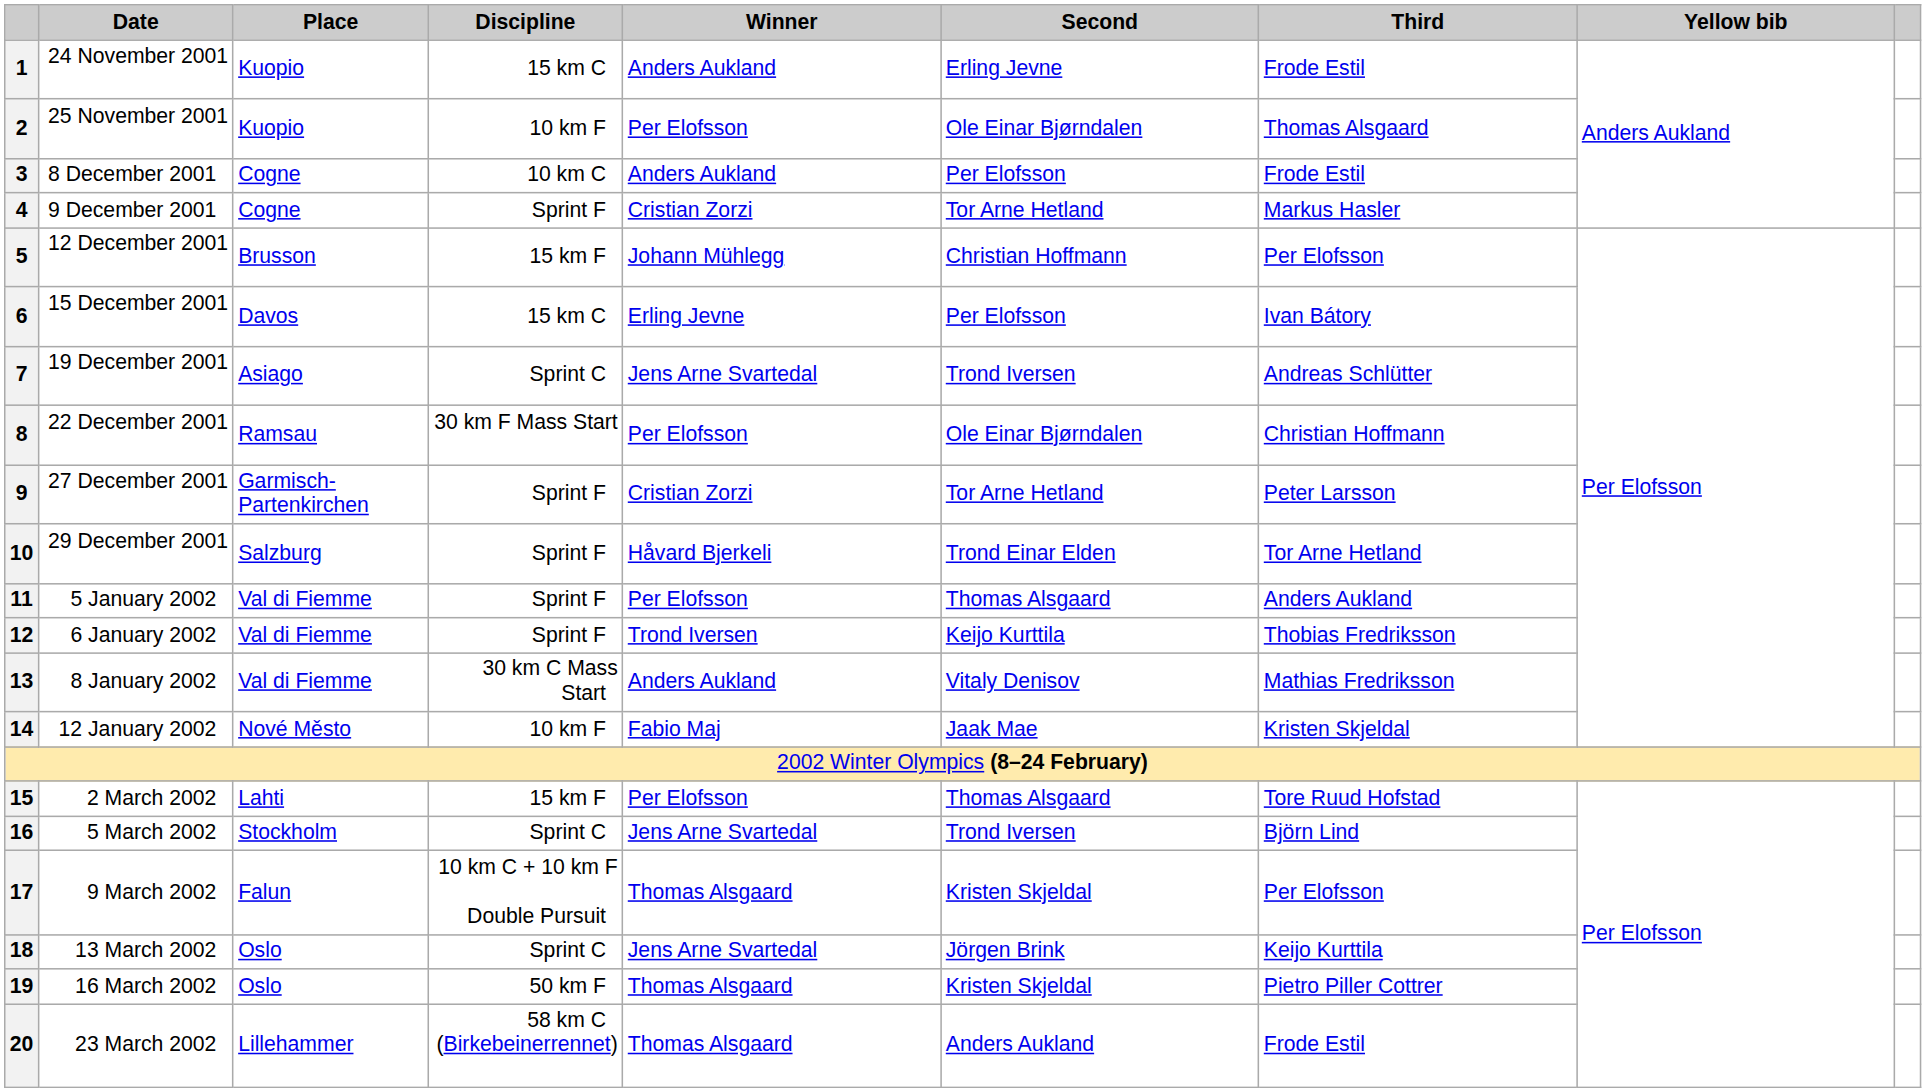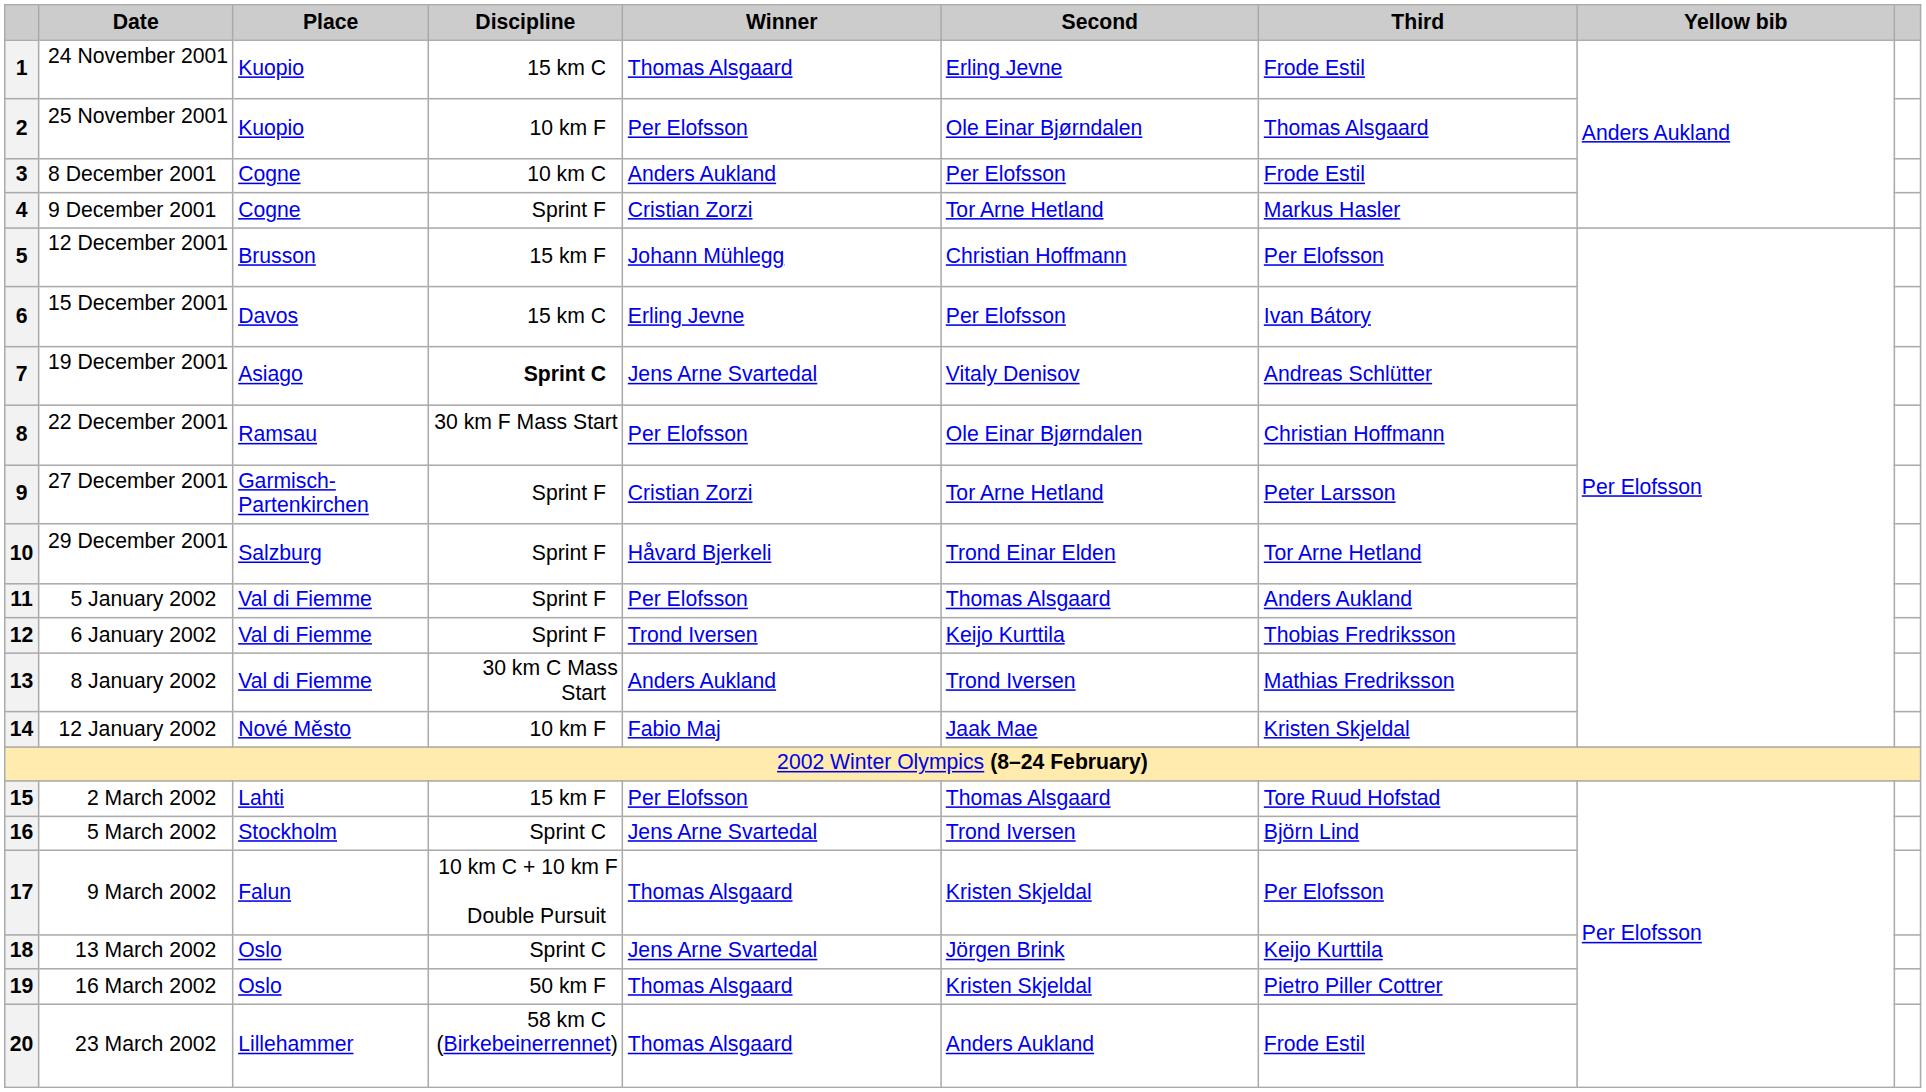(702, 68) Anders Aukland -> (710, 68) Thomas Alsgaard
(574, 375) normal -> (571, 375) bold
(1011, 375) Trond Iversen -> (1013, 375) Vitaly Denisov
(1013, 681) Vitaly Denisov -> (1011, 681) Trond Iversen
